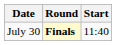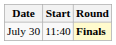columns swapped: (96, 13) <-> (62, 13)
